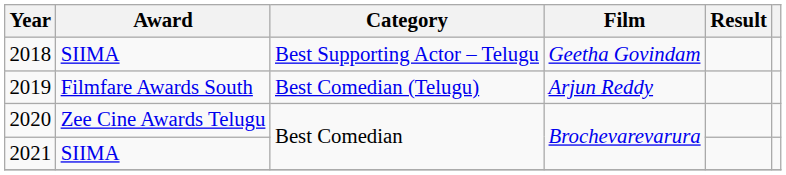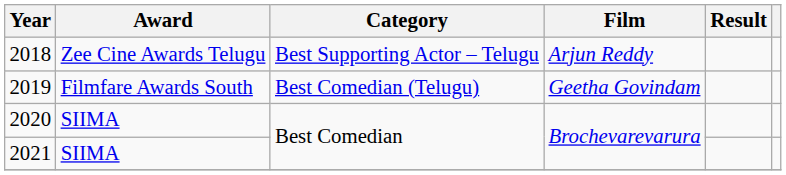(90, 53) SIIMA -> (163, 53) Zee Cine Awards Telugu
(624, 53) Geetha Govindam -> (601, 53) Arjun Reddy
(601, 86) Arjun Reddy -> (624, 86) Geetha Govindam
(163, 119) Zee Cine Awards Telugu -> (90, 119) SIIMA
